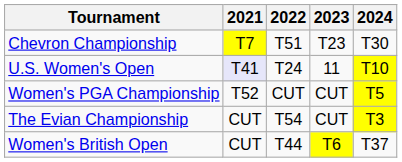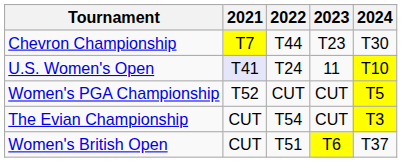(288, 43) T51 -> (288, 43) T44
(288, 145) T44 -> (288, 145) T51
